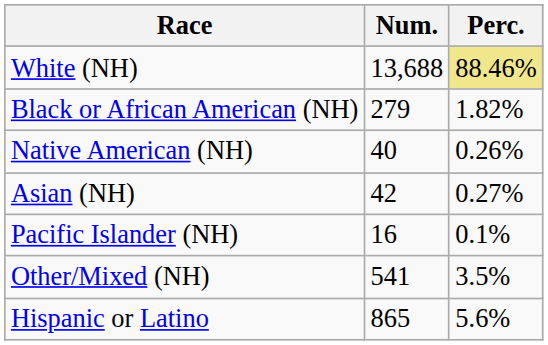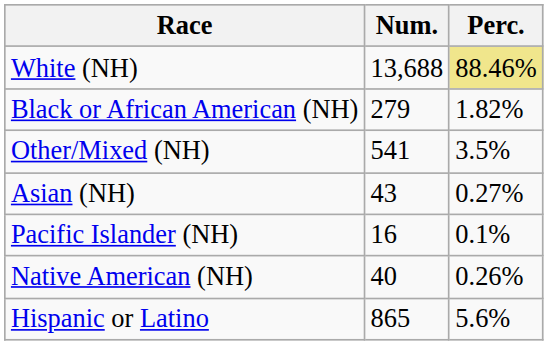rows swapped: (132, 151) <-> (110, 276)
(384, 192) 42 -> (384, 192) 43
